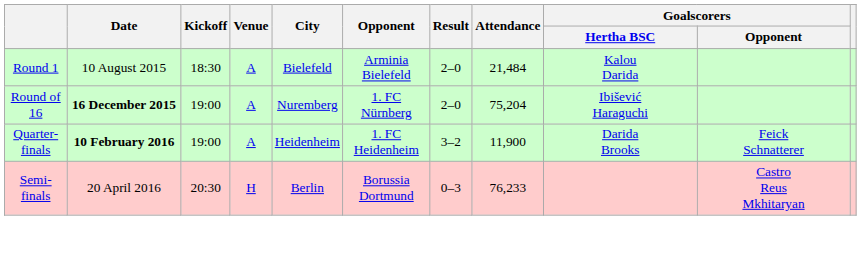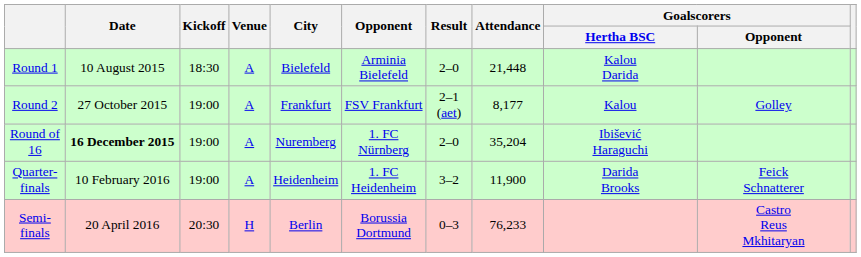(508, 66) 21,484 -> (508, 66) 21,448
+ row: (35, 104)
(508, 104) 75,204 -> (508, 142) 35,204
(124, 142) bold -> (122, 179) normal
